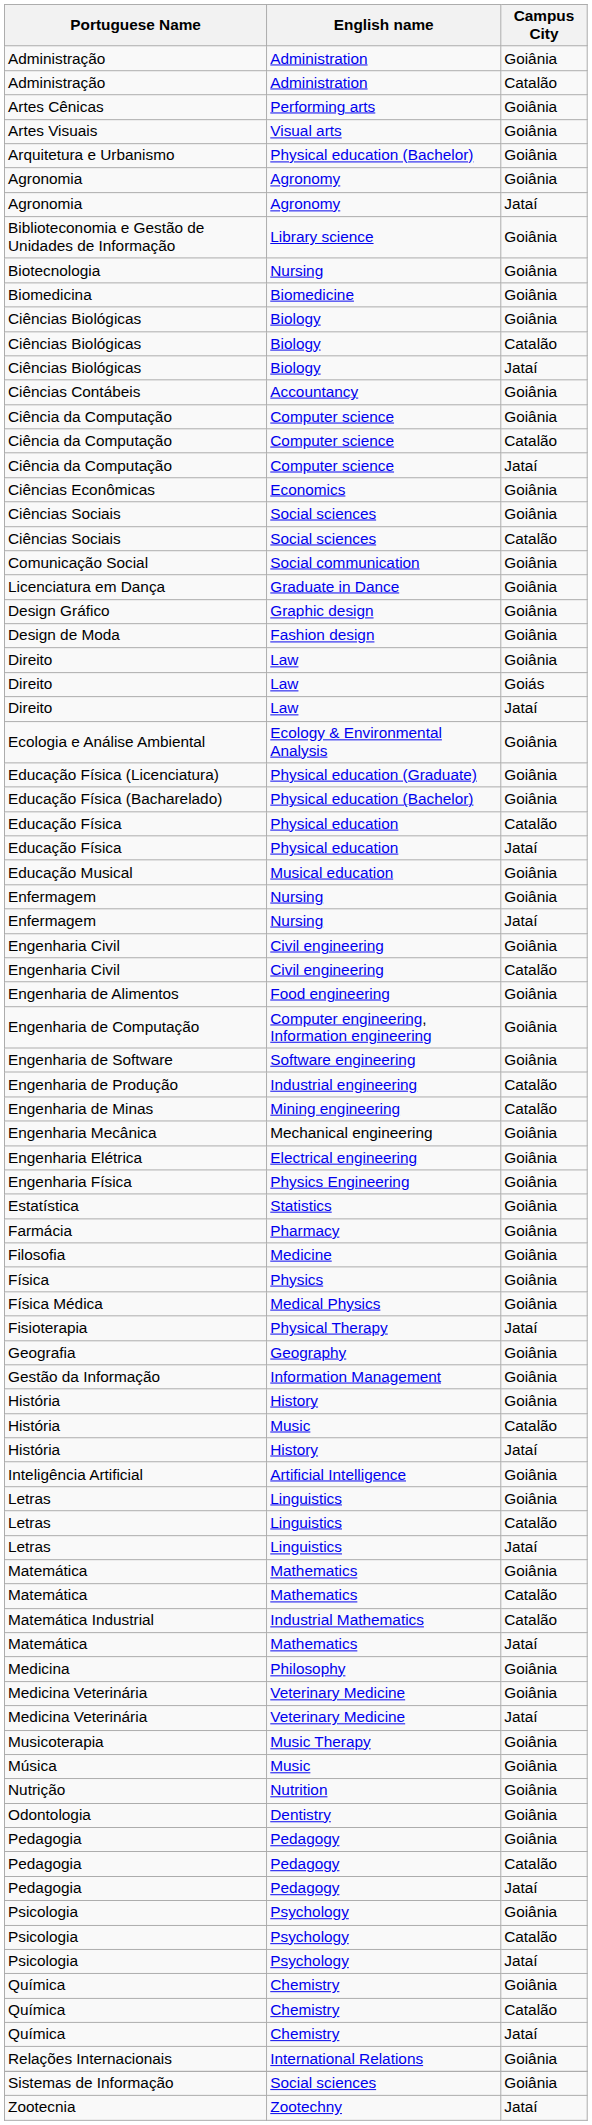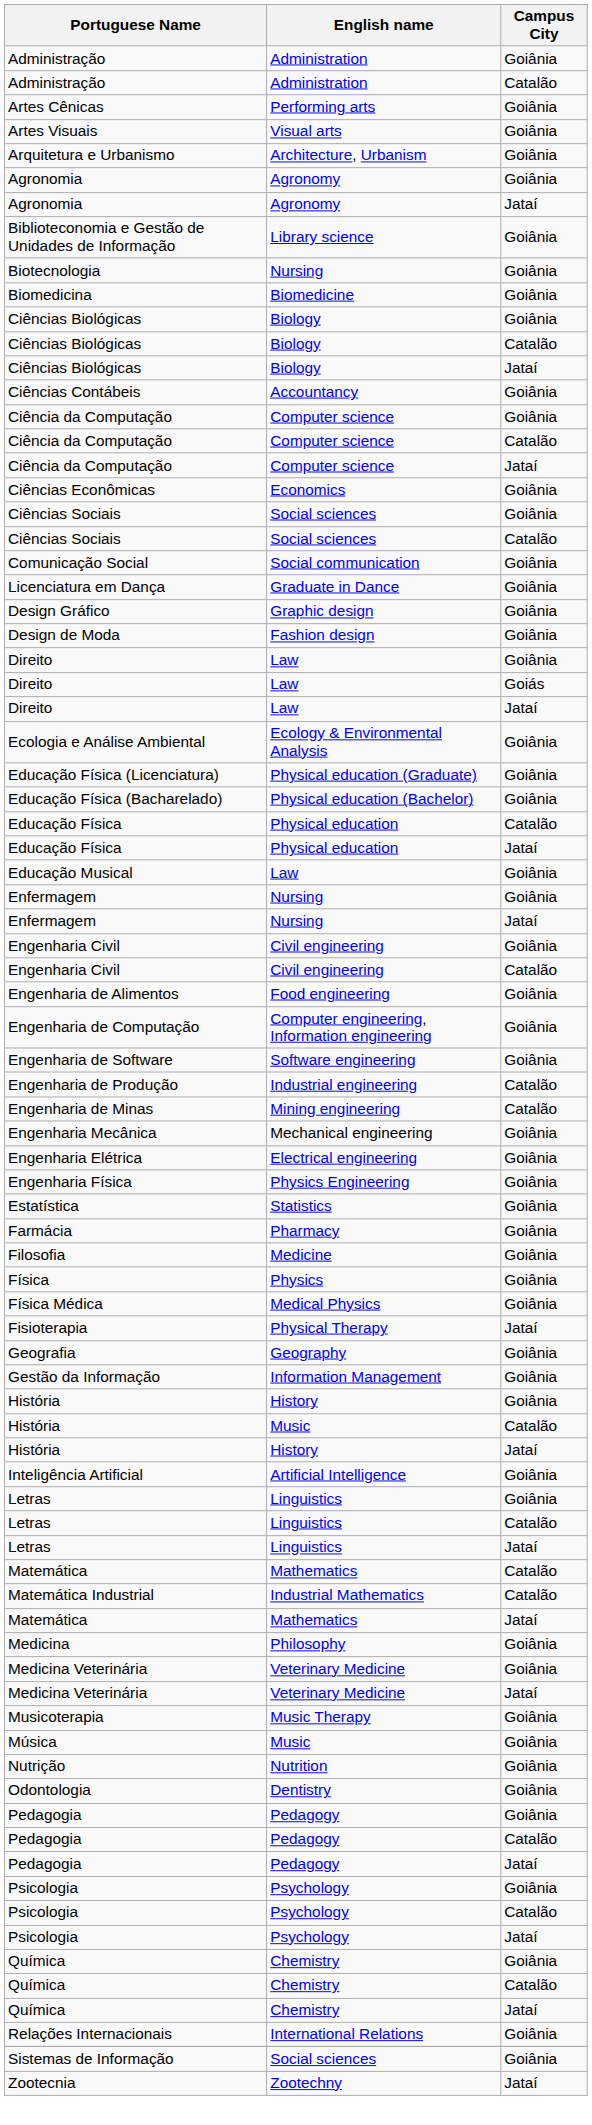(372, 155) Physical education (Bachelor) -> (348, 155) Architecture, Urbanism
(332, 872) Musical education -> (284, 872) Law
- row: (48, 1571)
